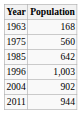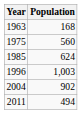(68, 57) 642 -> (68, 57) 624
(68, 102) 944 -> (68, 102) 494
